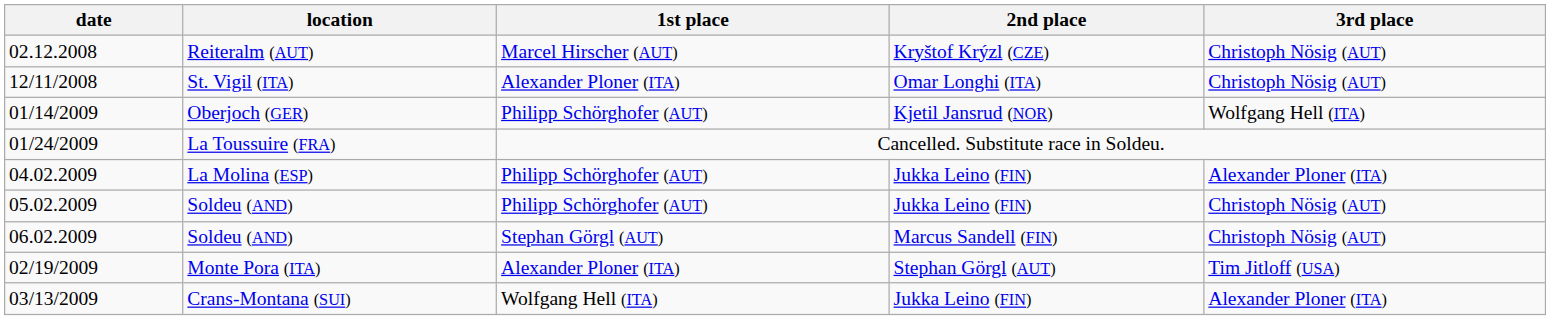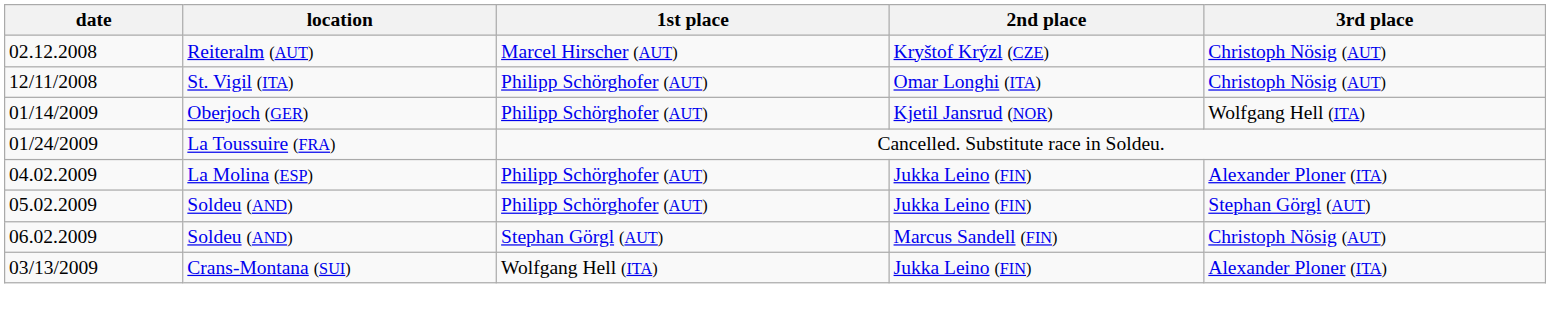(590, 81) Alexander Ploner (ITA) -> (604, 81) Philipp Schörghofer (AUT)
(1297, 205) Christoph Nösig (AUT) -> (1289, 205) Stephan Görgl (AUT)
- row: (54, 267)
